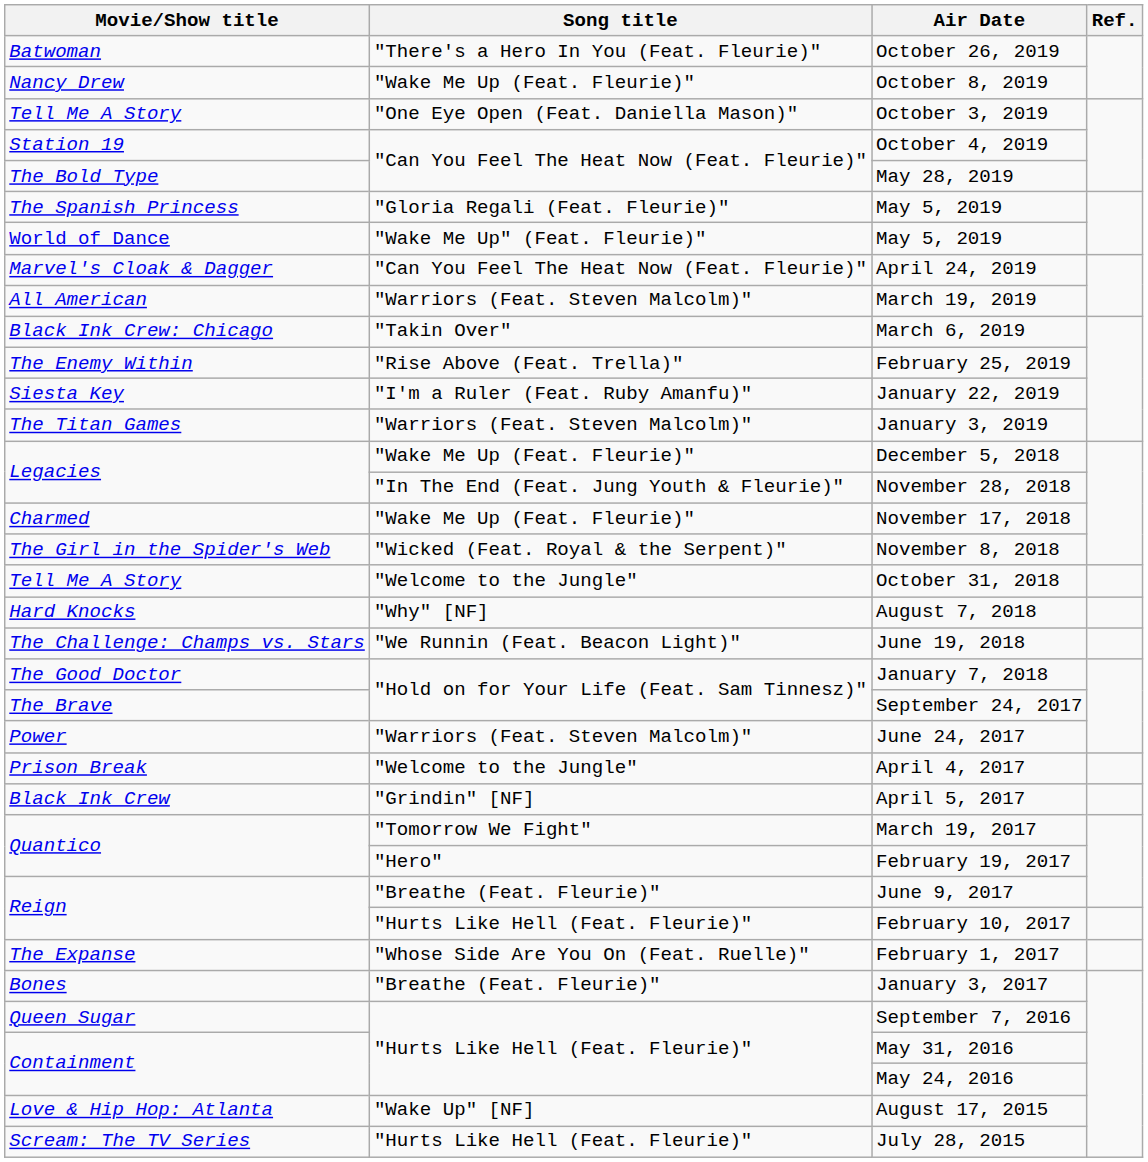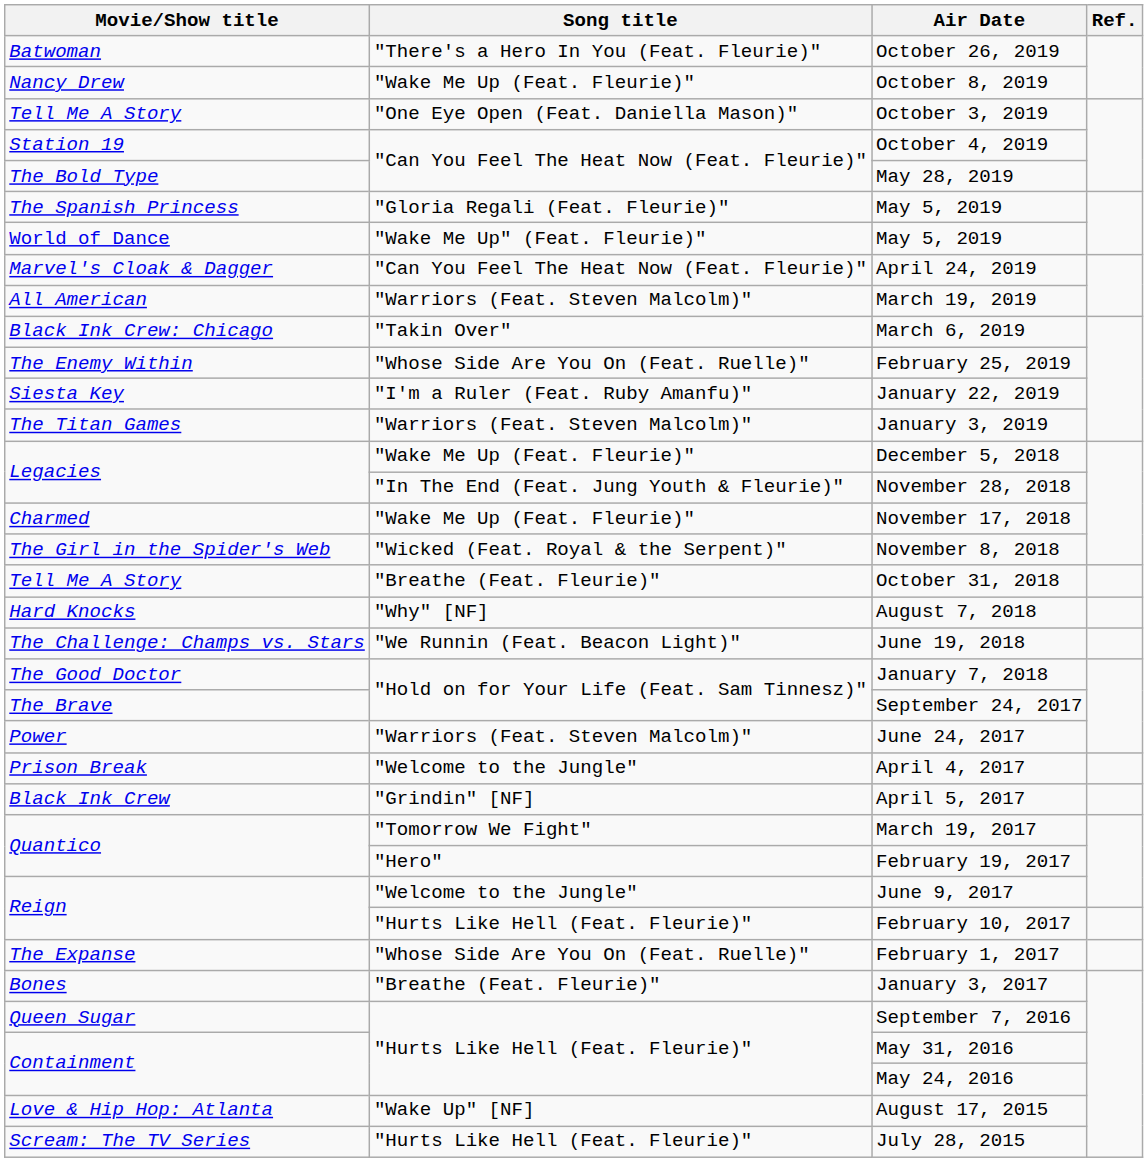(529, 363) "Rise Above (Feat. Trella)" -> (592, 363) "Whose Side Are You On (Feat. Ruelle)"
(506, 581) "Welcome to the Jungle" -> (517, 581) "Breathe (Feat. Fleurie)"
(517, 892) "Breathe (Feat. Fleurie)" -> (506, 892) "Welcome to the Jungle"
